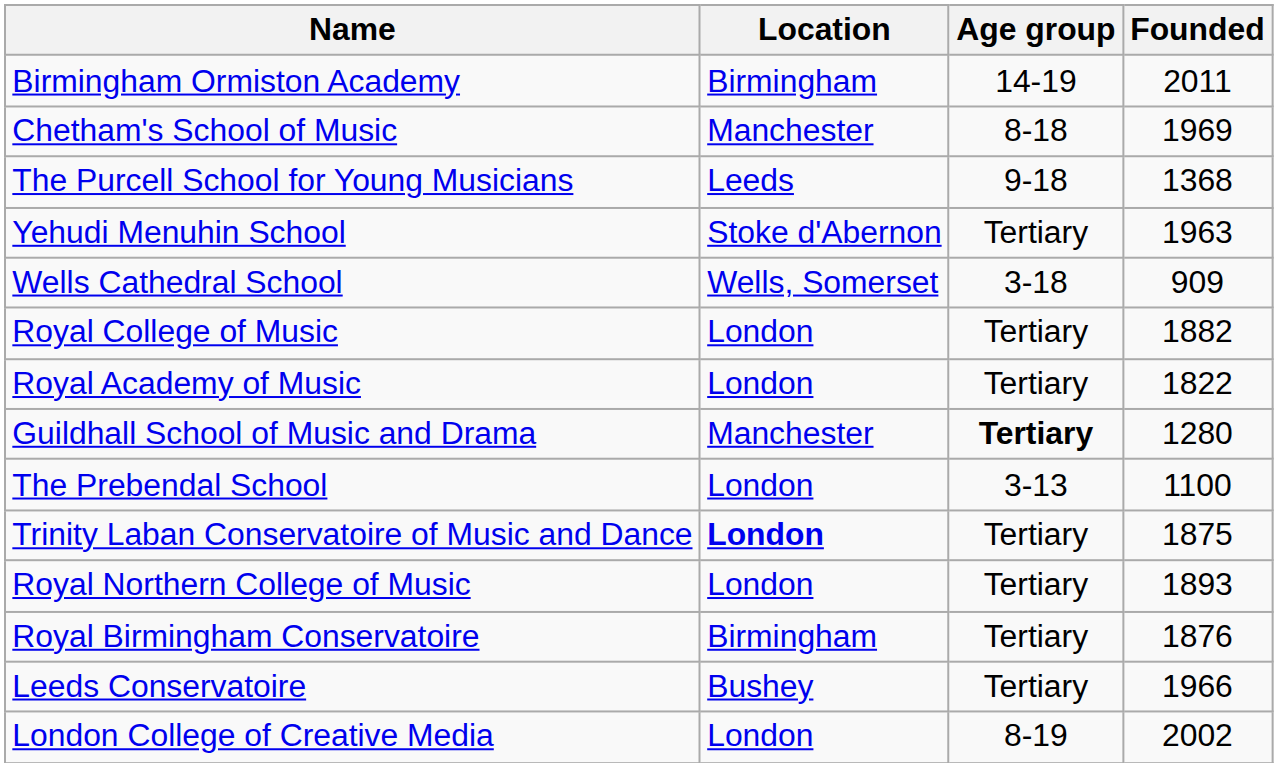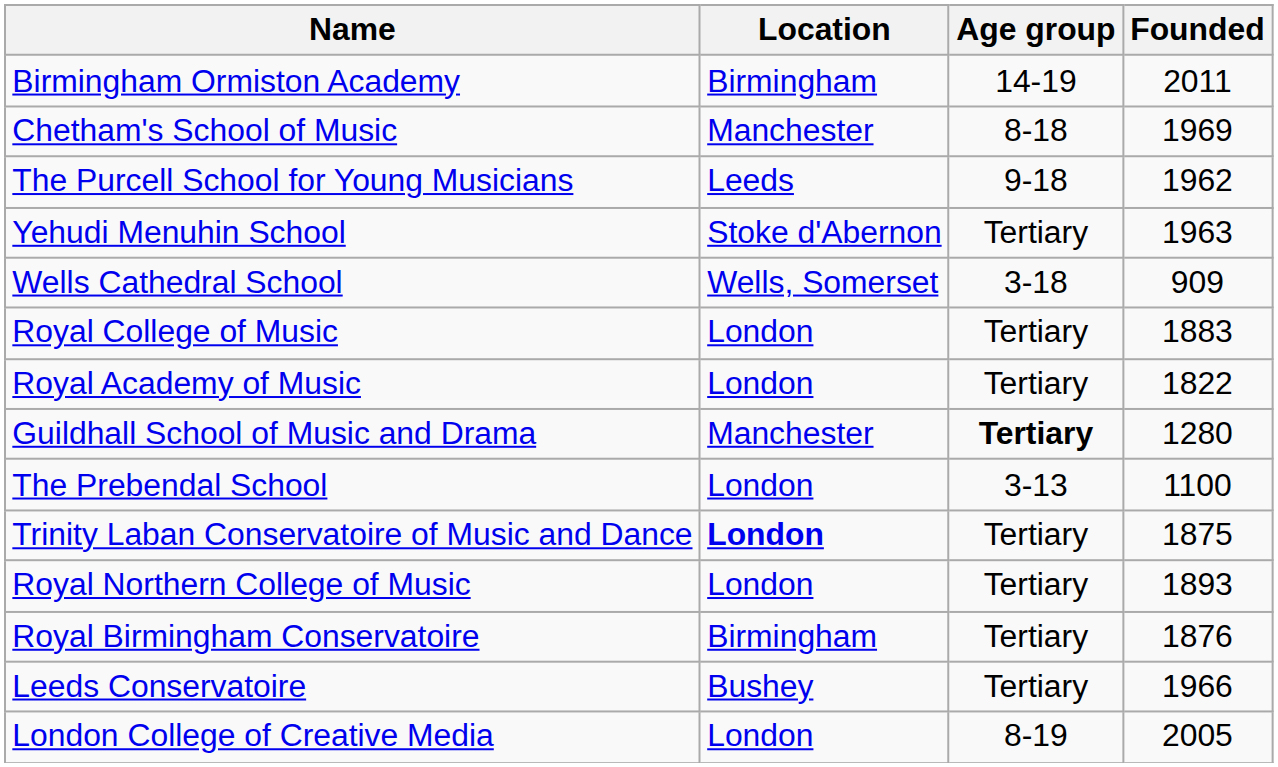(1197, 181) 1368 -> (1197, 181) 1962
(1197, 332) 1882 -> (1197, 332) 1883
(1197, 736) 2002 -> (1197, 736) 2005
